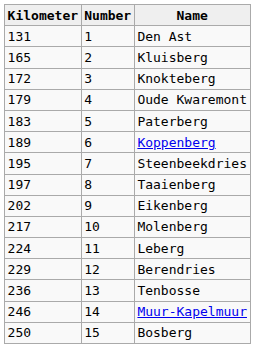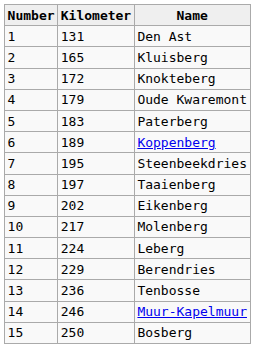columns swapped: (108, 15) <-> (43, 15)
